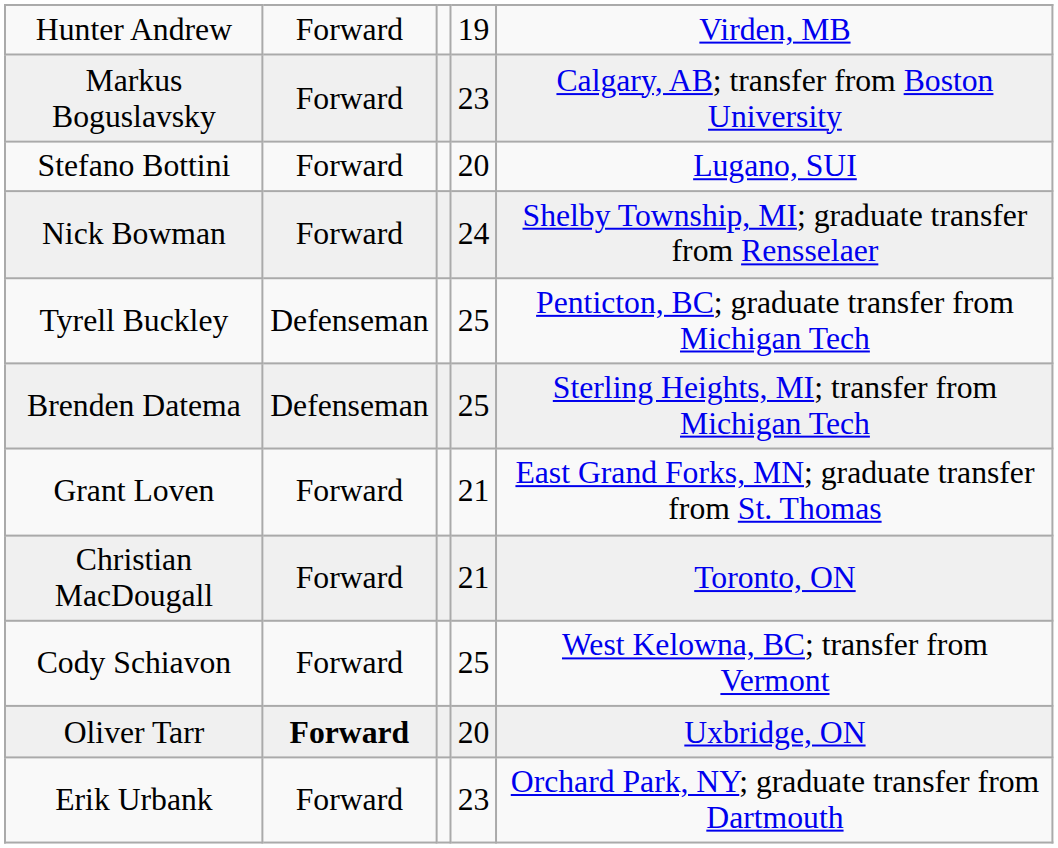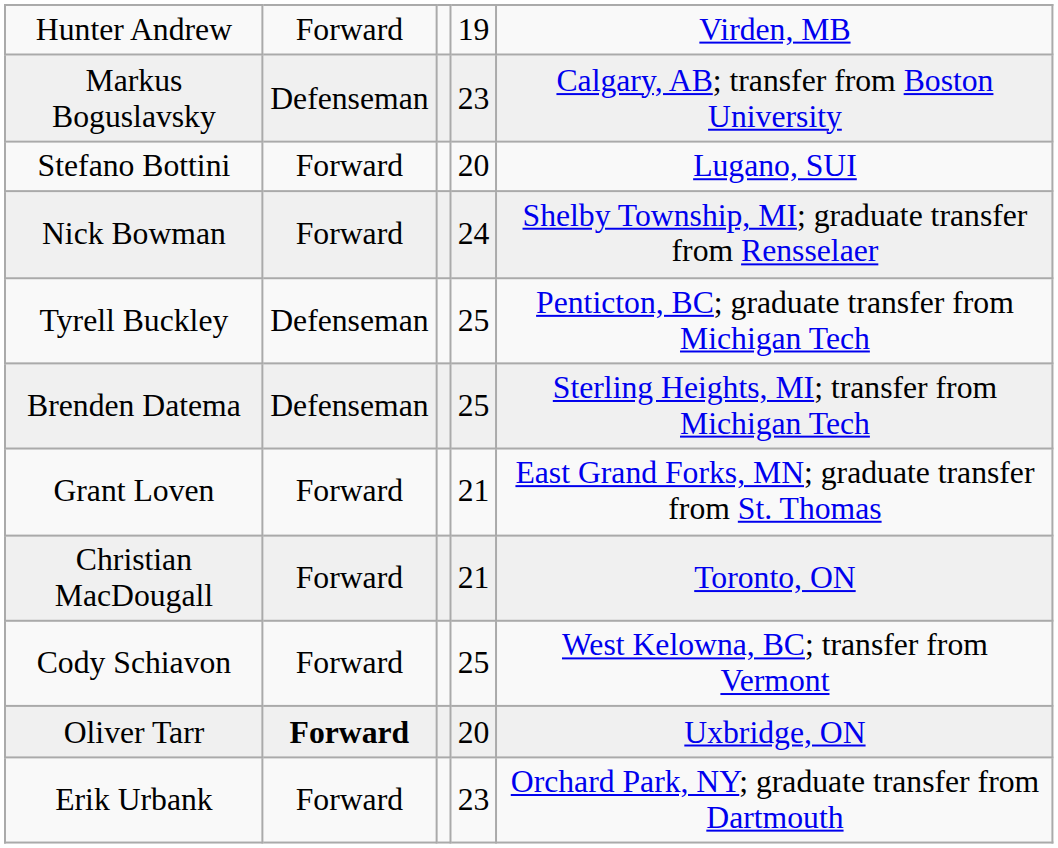(349, 97) Forward -> (349, 97) Defenseman
